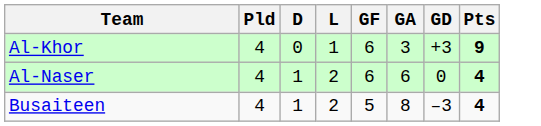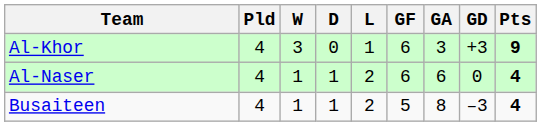+ column: (298, 19)
